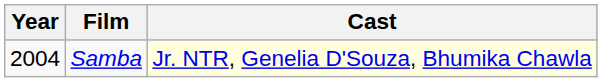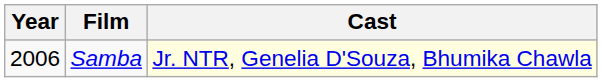(35, 58) 2004 -> (35, 58) 2006
